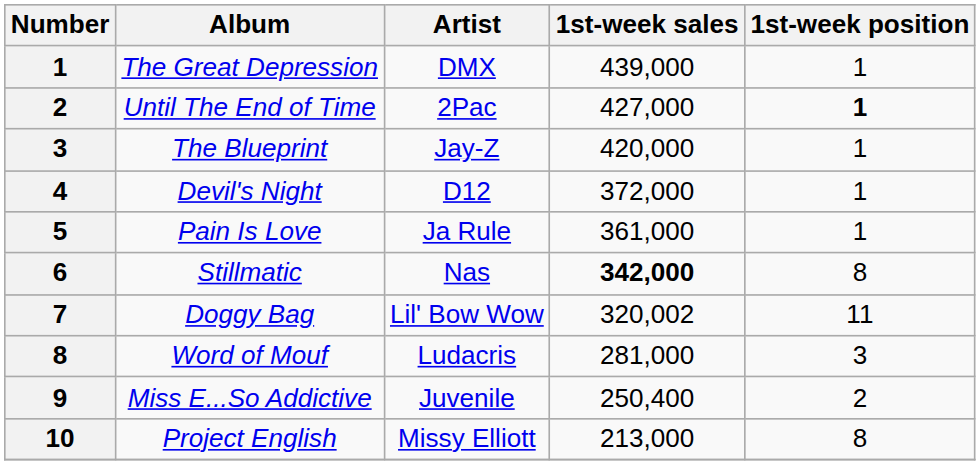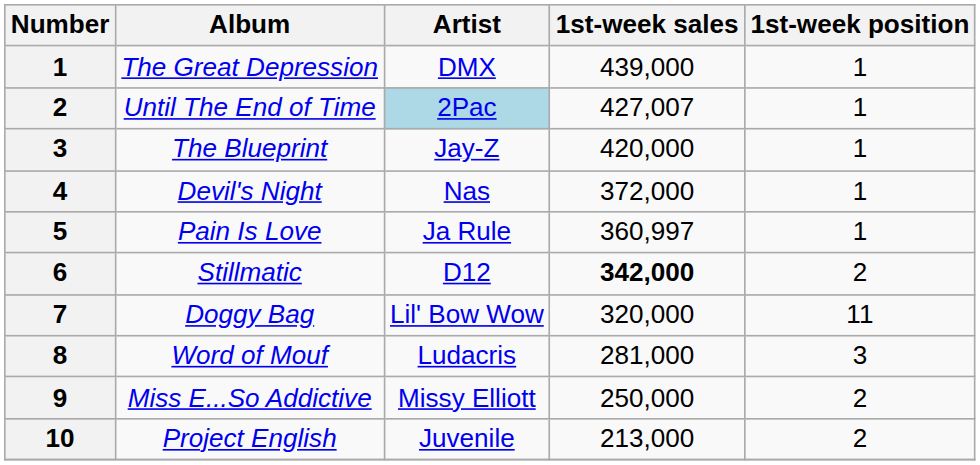(467, 107) no background -> (467, 107) lightblue background
(647, 107) 427,000 -> (647, 107) 427,007
(860, 107) bold -> (860, 107) normal
(467, 190) D12 -> (467, 190) Nas
(647, 231) 361,000 -> (647, 231) 360,997
(467, 273) Nas -> (467, 273) D12
(860, 273) 8 -> (860, 273) 2
(647, 314) 320,002 -> (647, 314) 320,000
(467, 397) Juvenile -> (467, 397) Missy Elliott
(647, 397) 250,400 -> (647, 397) 250,000
(467, 438) Missy Elliott -> (467, 438) Juvenile
(860, 438) 8 -> (860, 438) 2
